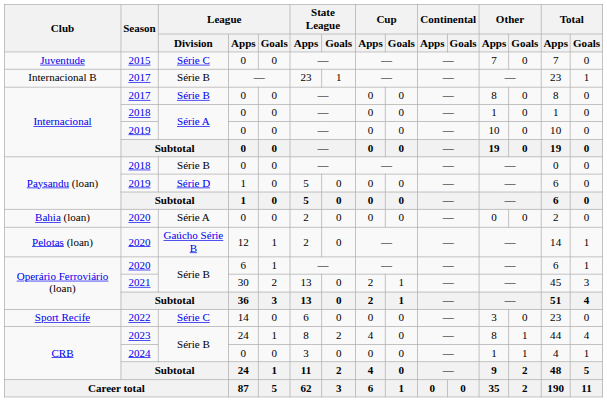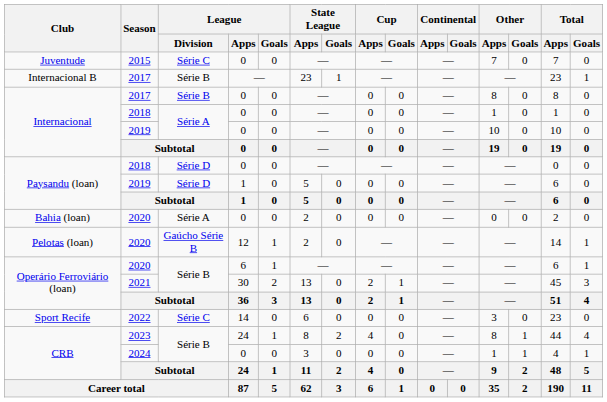(193, 165) Série B -> (193, 165) Série D
